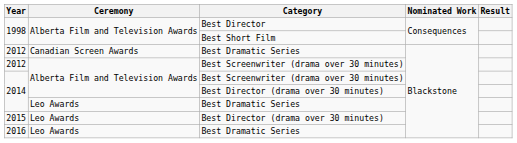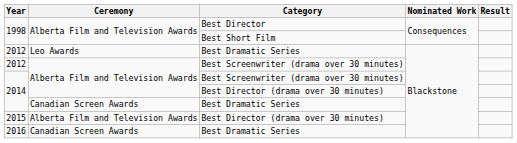(84, 51) Canadian Screen Awards -> (55, 51) Leo Awards
(55, 104) Leo Awards -> (84, 104) Canadian Screen Awards
(55, 118) Leo Awards -> (114, 118) Alberta Film and Television Awards
(55, 131) Leo Awards -> (84, 131) Canadian Screen Awards
